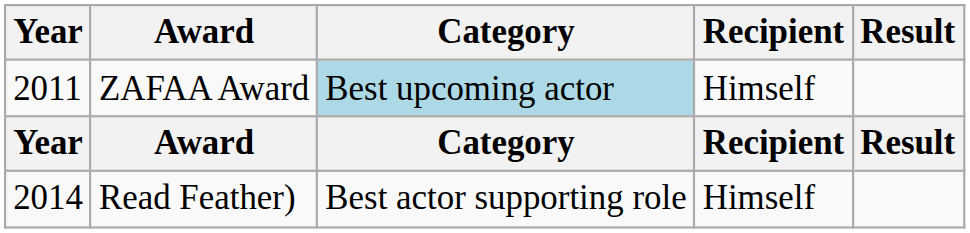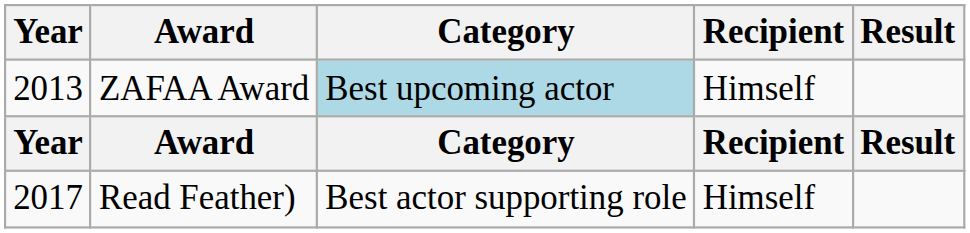(47, 87) 2011 -> (48, 87) 2013
(48, 198) 2014 -> (48, 198) 2017
